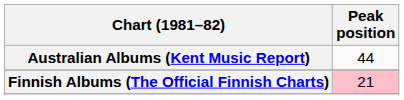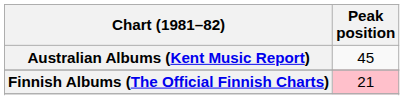(366, 57) 44 -> (366, 57) 45
